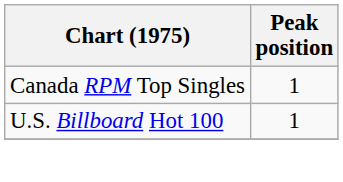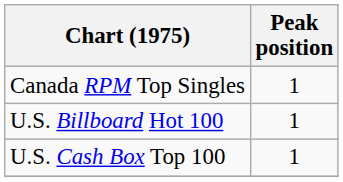+ row: (118, 157)
